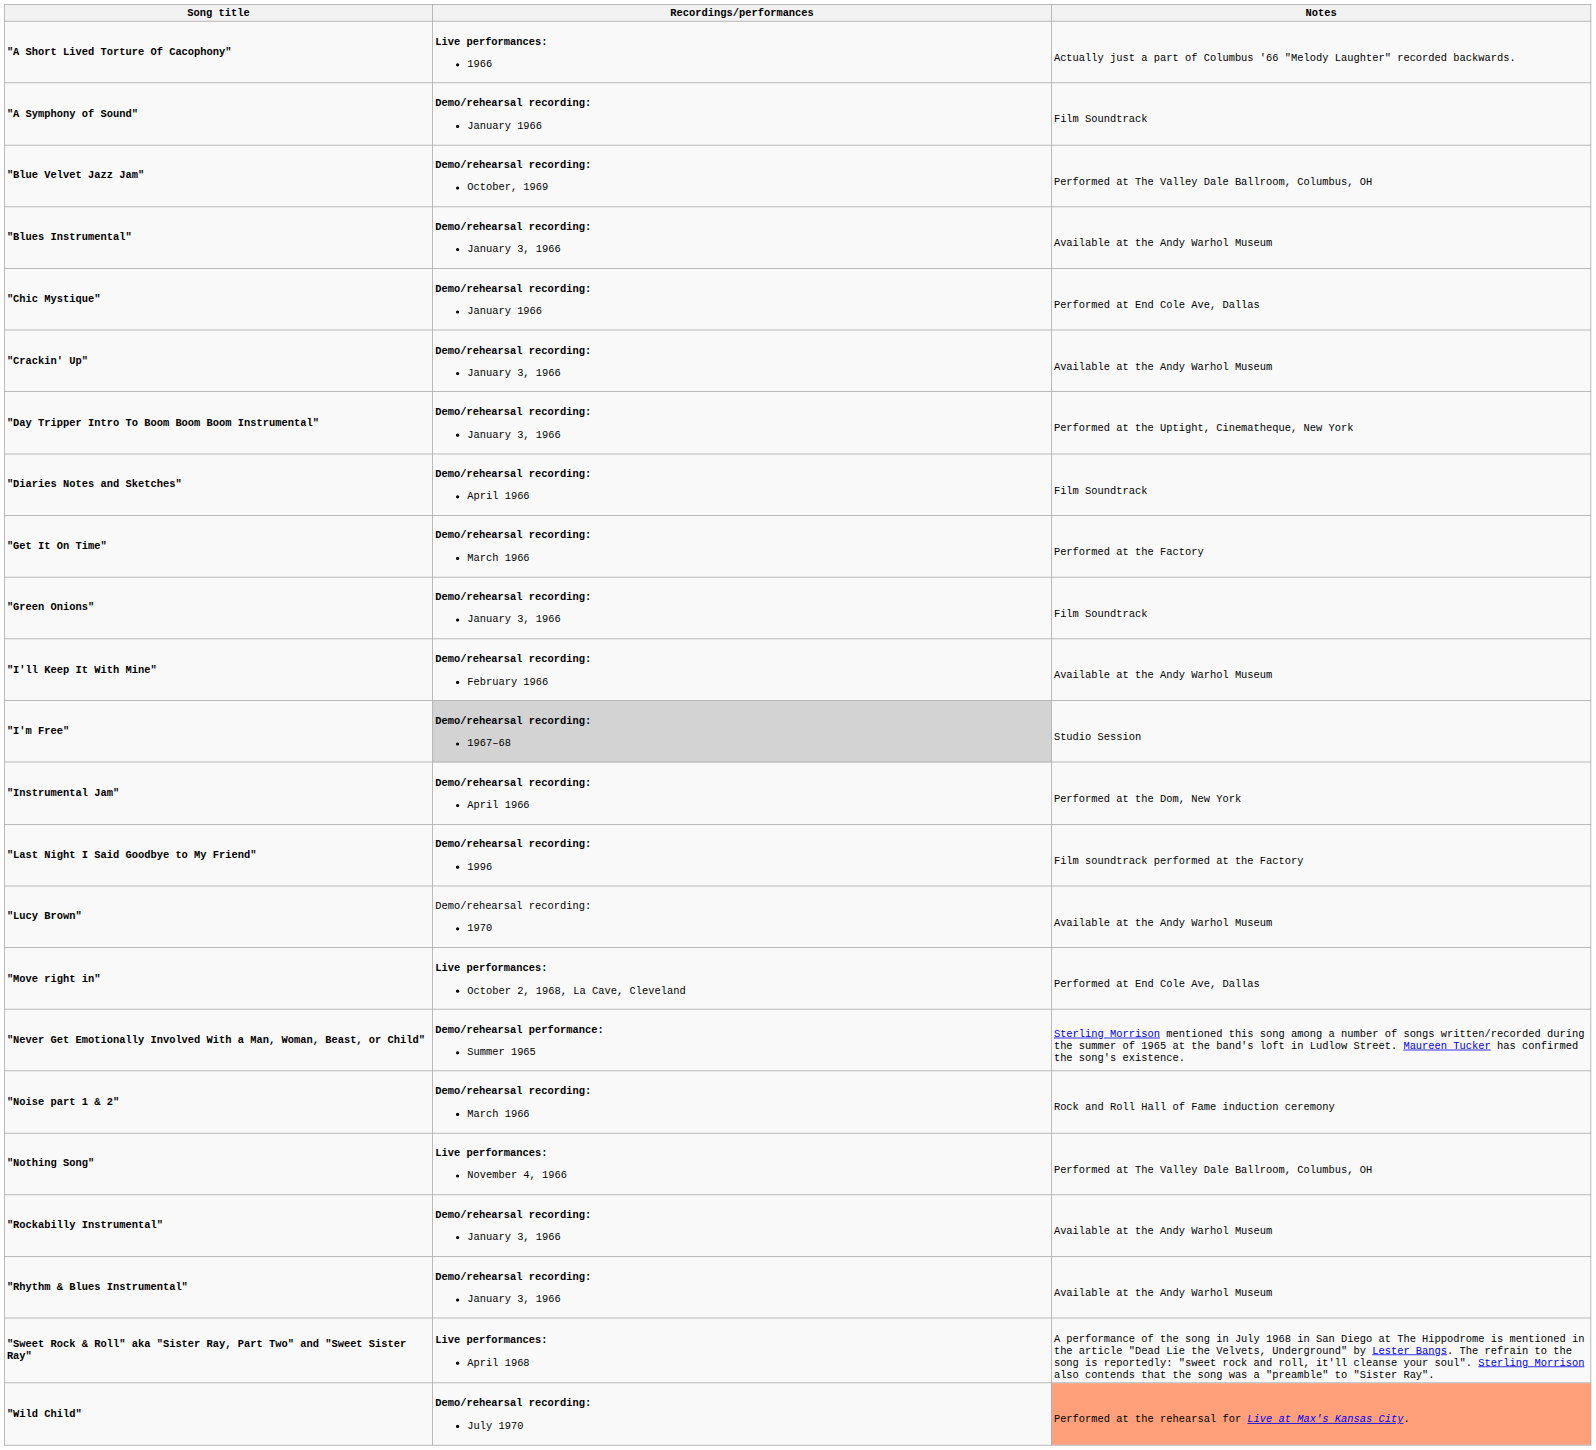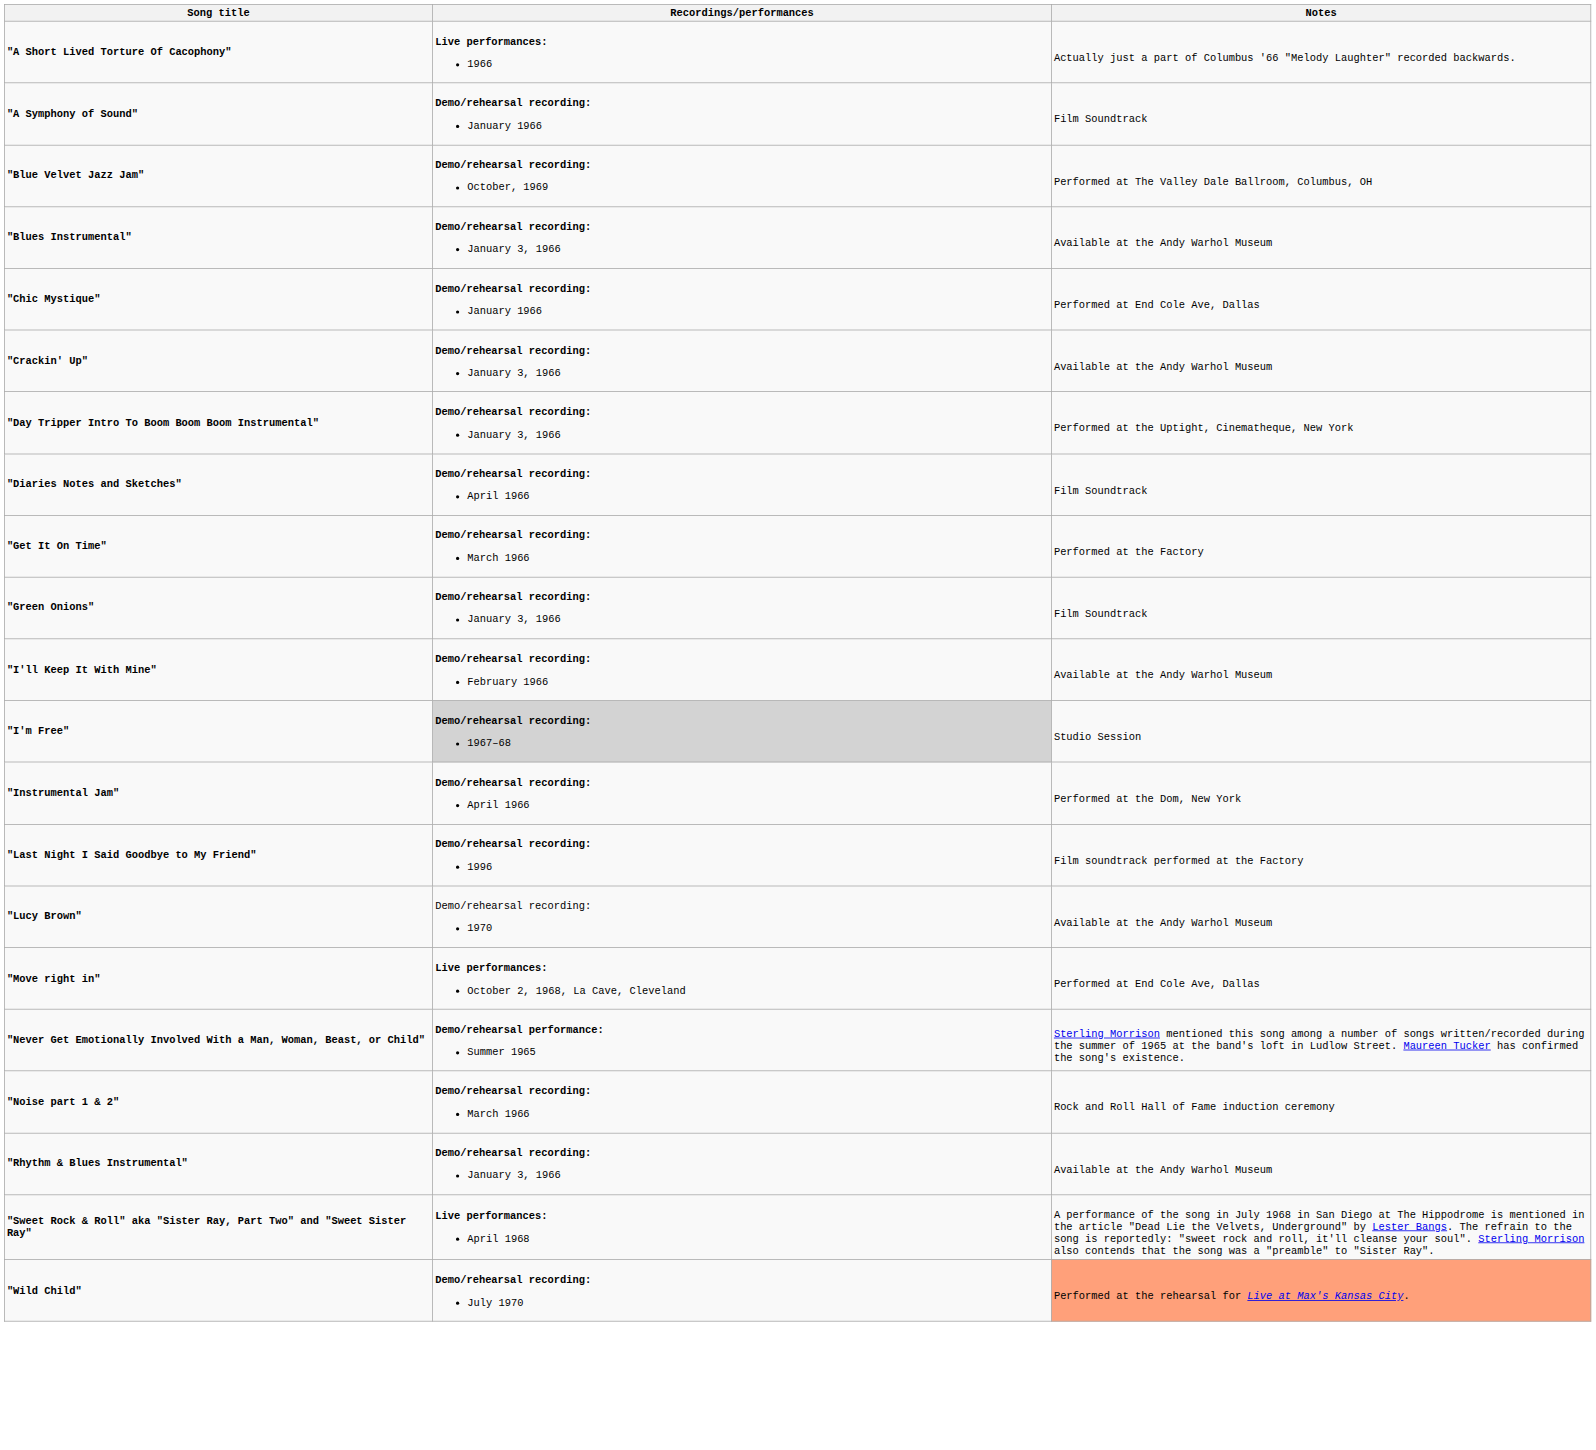- row: (51, 1164)
- row: (85, 1225)
